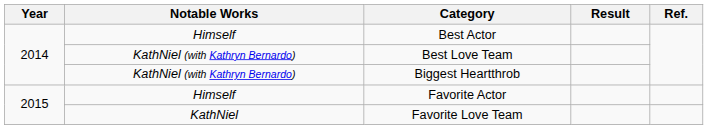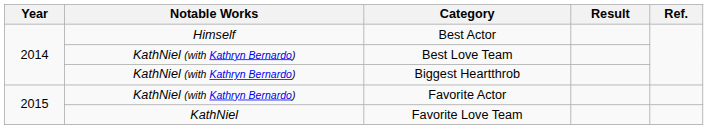(214, 94) Himself -> (214, 94) KathNiel (with Kathryn Bernardo)
